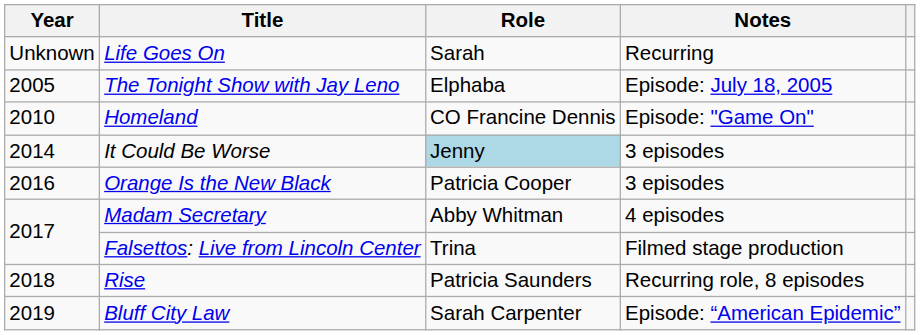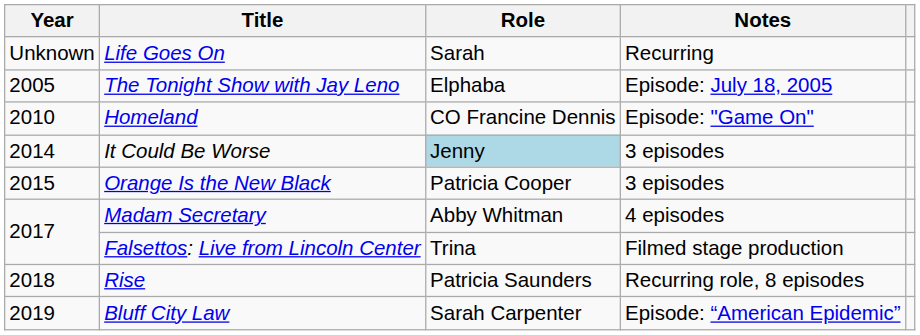(32, 183) 2016 -> (32, 183) 2015
